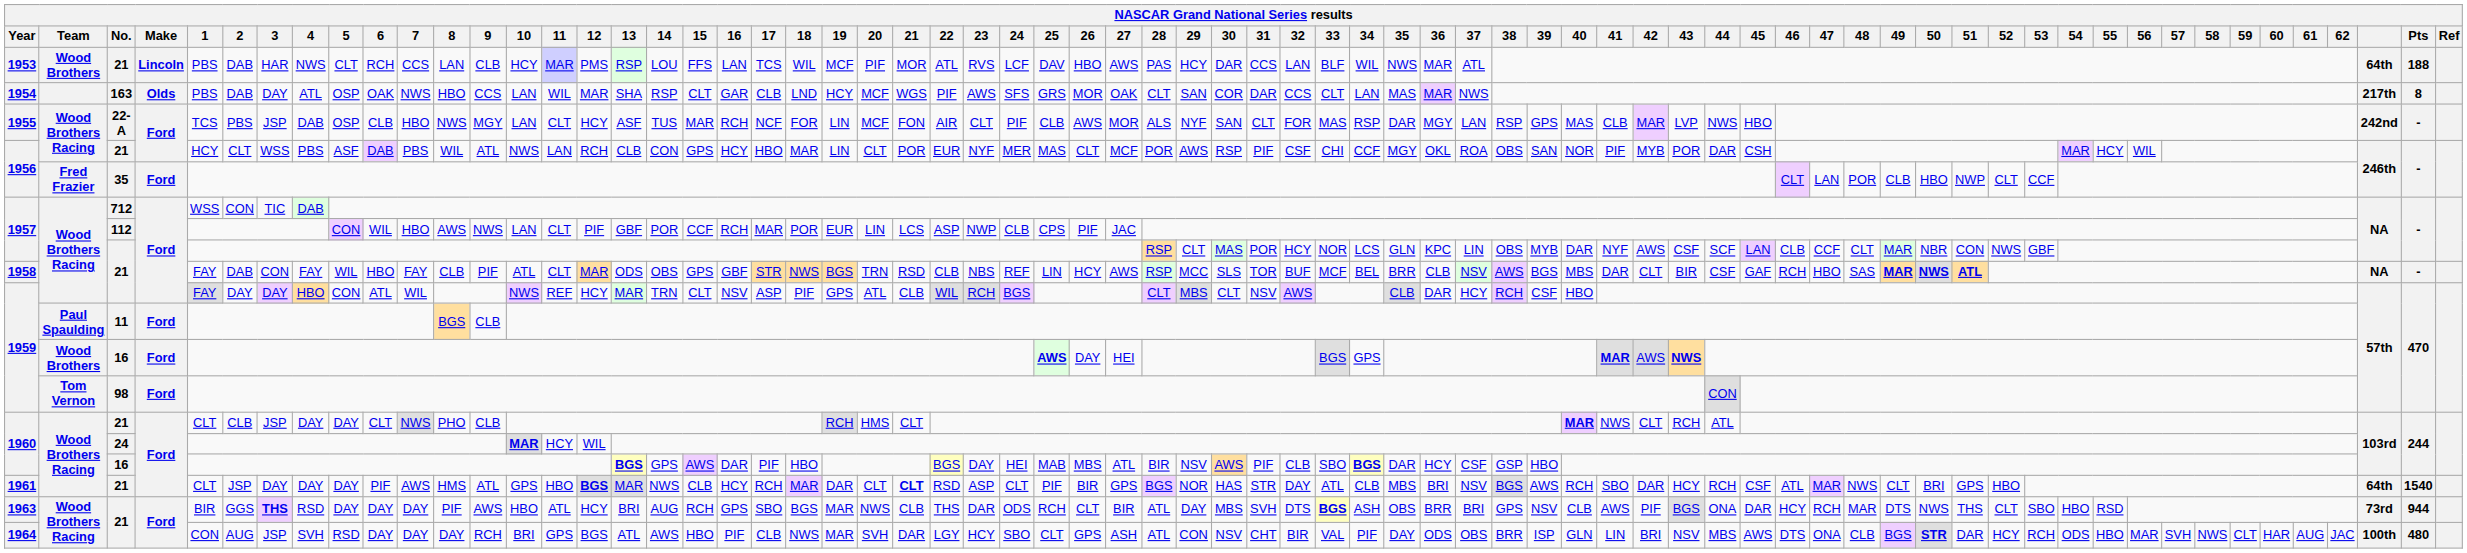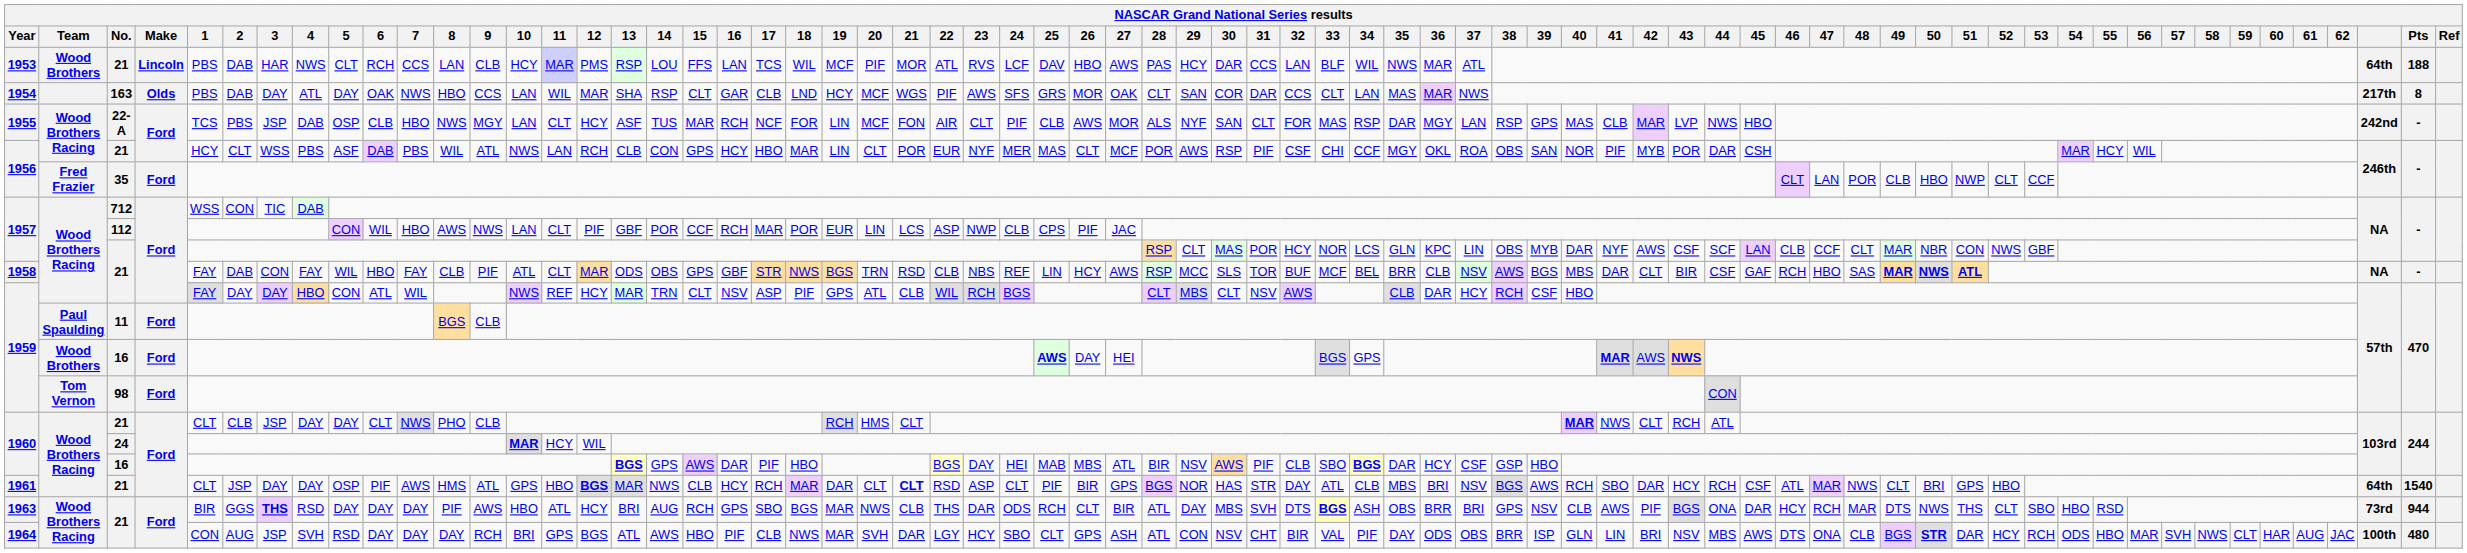(346, 94) OSP -> (346, 94) DAY
(346, 486) DAY -> (346, 486) OSP
